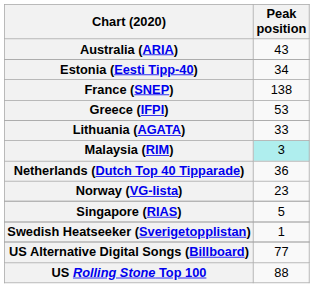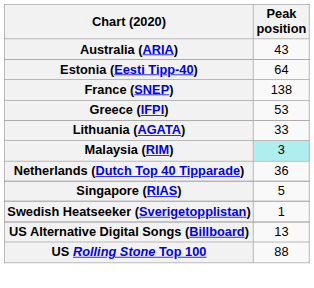(281, 69) 34 -> (281, 69) 64
- row: (129, 191)
(281, 252) 77 -> (281, 232) 13
